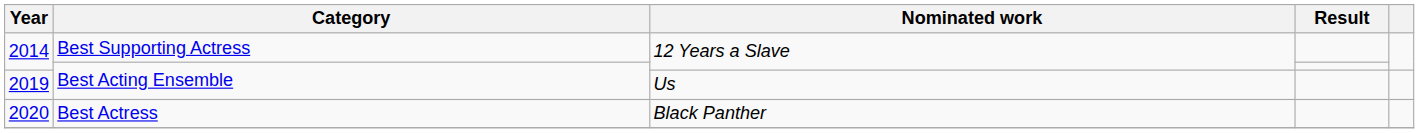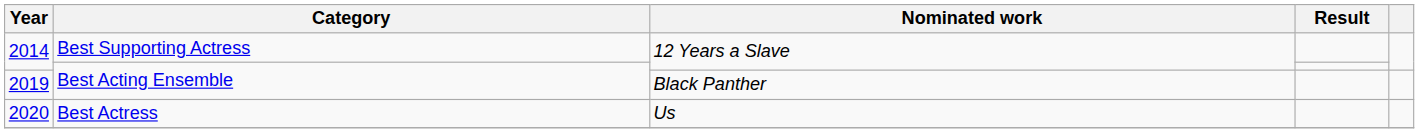(665, 84) Us -> (710, 84) Black Panther
(710, 113) Black Panther -> (665, 113) Us
